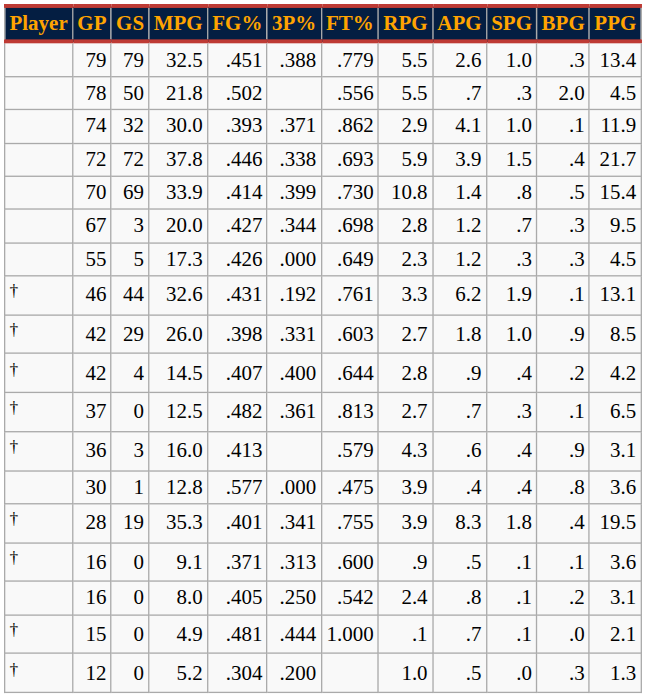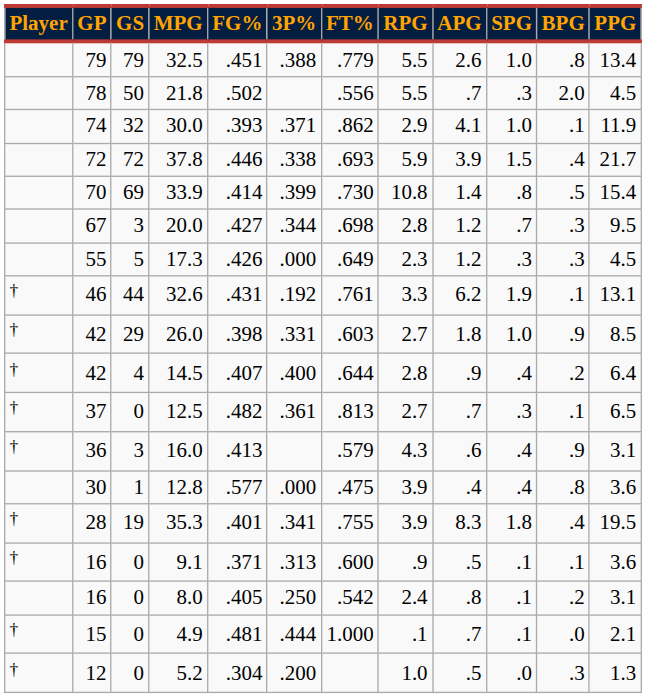(577, 59) .3 -> (577, 59) .8
(623, 372) 4.2 -> (623, 372) 6.4
